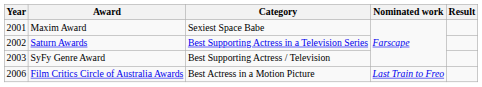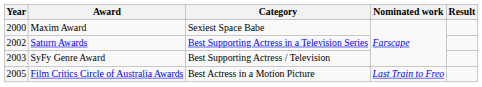(16, 27) 2001 -> (16, 27) 2000
(16, 74) 2006 -> (16, 74) 2005
